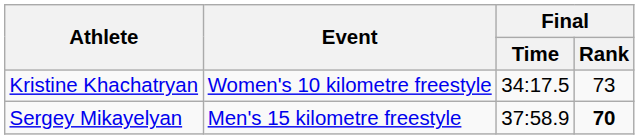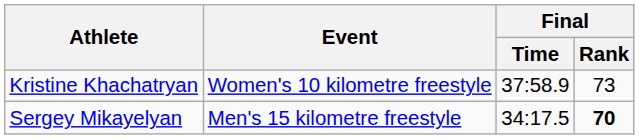(535, 86) 34:17.5 -> (535, 86) 37:58.9
(535, 118) 37:58.9 -> (535, 118) 34:17.5
